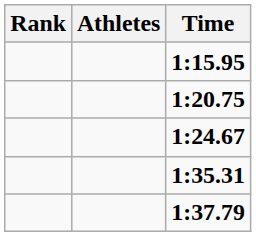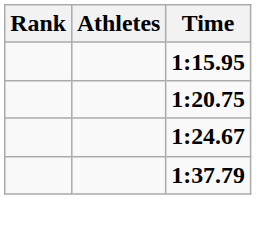- row: (208, 174)
